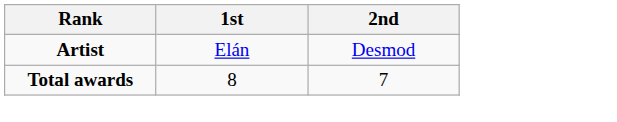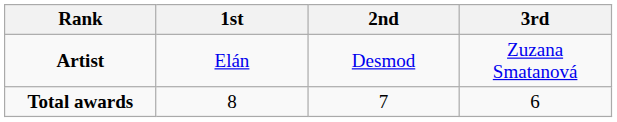+ column: (535, 19)
